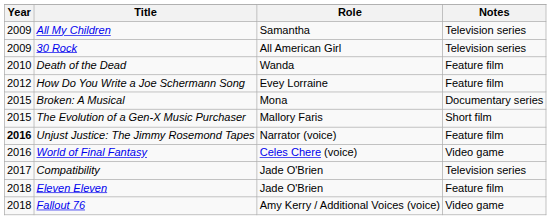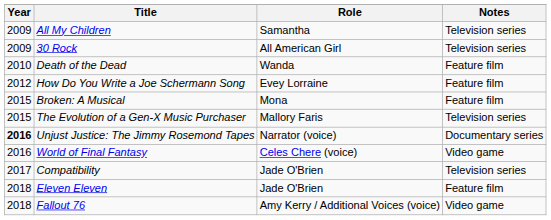(494, 100) Documentary series -> (474, 100) Feature film
(468, 118) Short film -> (486, 118) Television series
(474, 135) Feature film -> (494, 135) Documentary series
